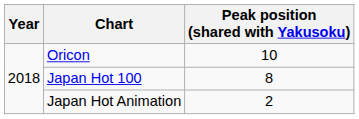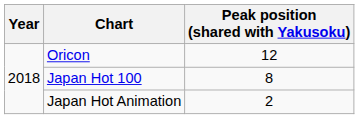(269, 55) 10 -> (269, 55) 12
